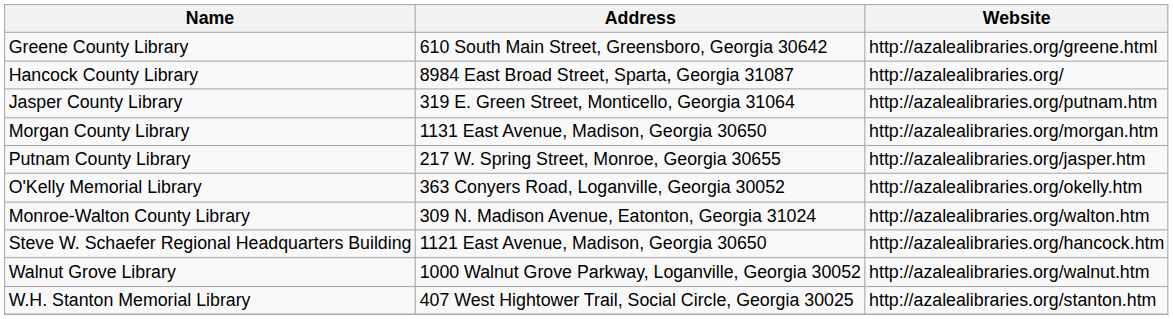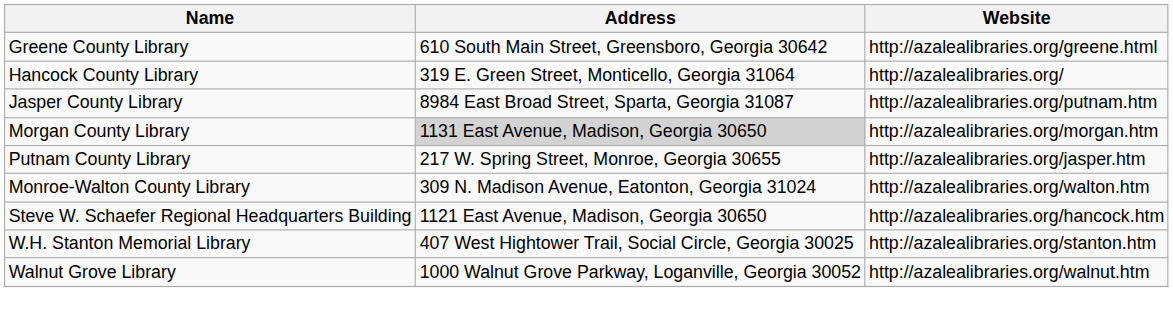(607, 74) 8984 East Broad Street, Sparta, Georgia 31087 -> (607, 74) 319 E. Green Street, Monticello, Georgia 31064
(607, 103) 319 E. Green Street, Monticello, Georgia 31064 -> (607, 103) 8984 East Broad Street, Sparta, Georgia 31087
(593, 131) no background -> (593, 131) lightgrey background
- row: (105, 187)
rows swapped: (130, 300) <-> (92, 272)
